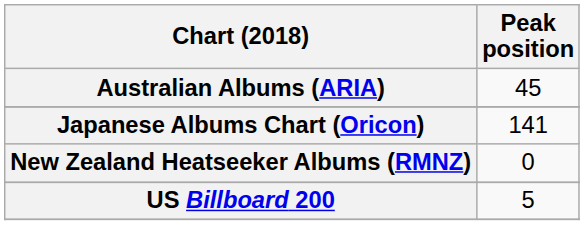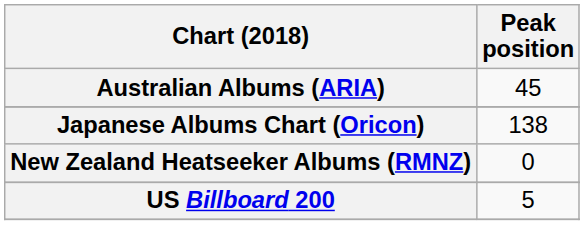(528, 125) 141 -> (528, 125) 138
